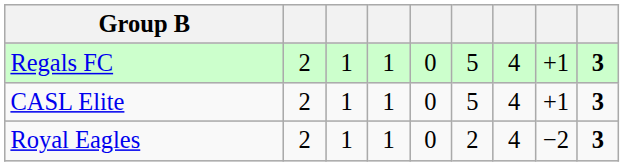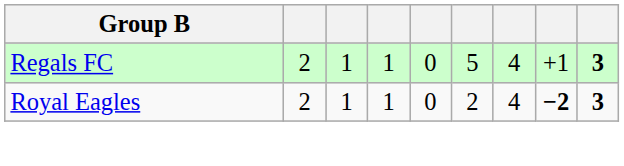- row: (67, 101)
(556, 140) normal -> (556, 101) bold
